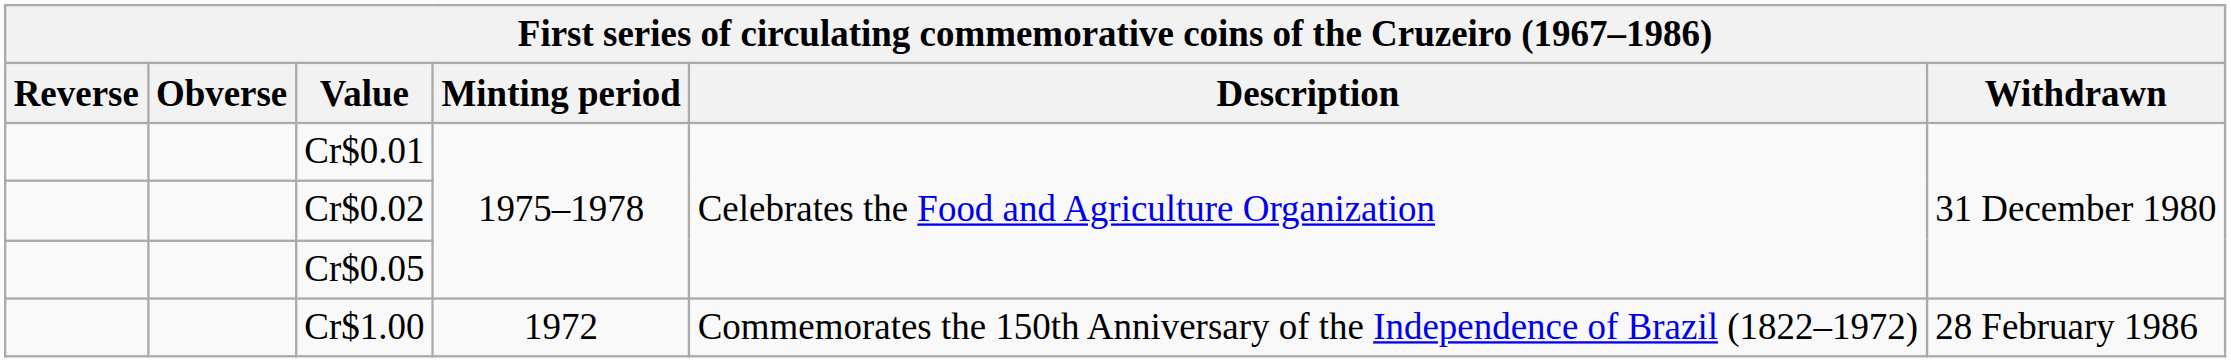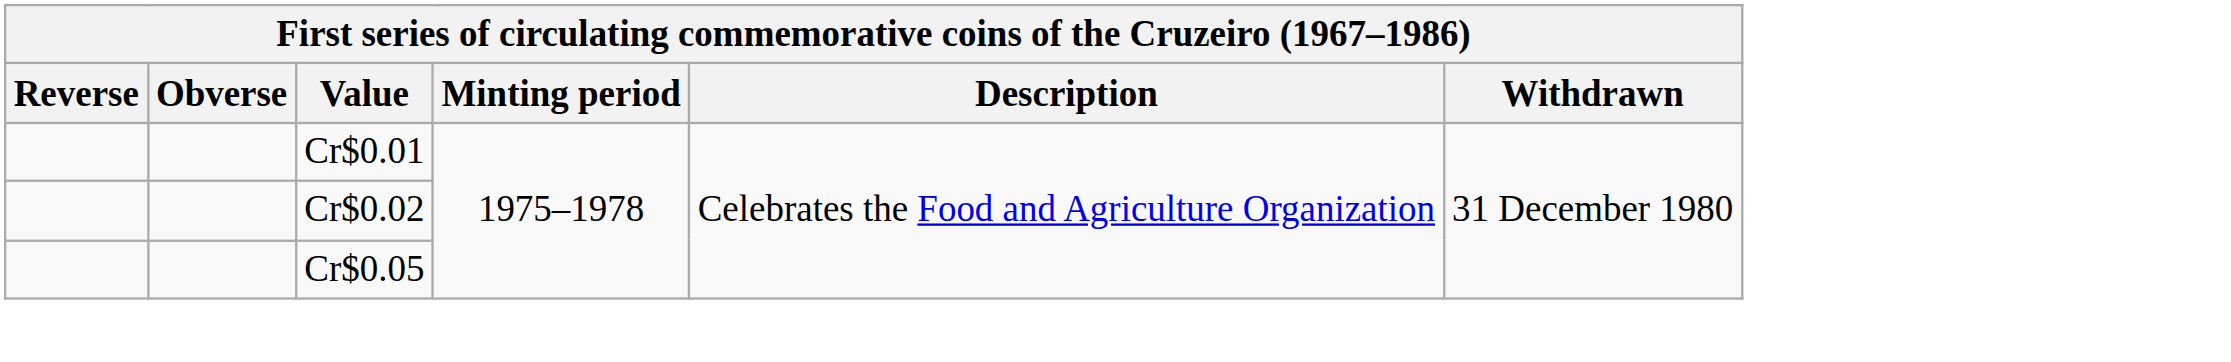- row: (364, 326)
